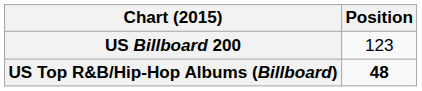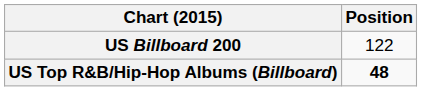(379, 45) 123 -> (379, 45) 122
